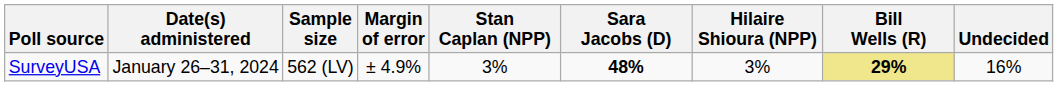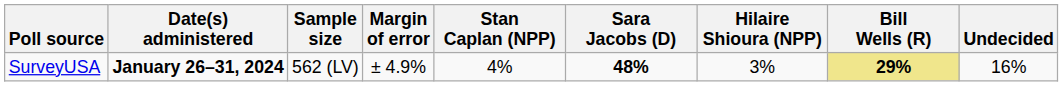(196, 67) normal -> (198, 67) bold
(495, 67) 3% -> (500, 67) 4%
